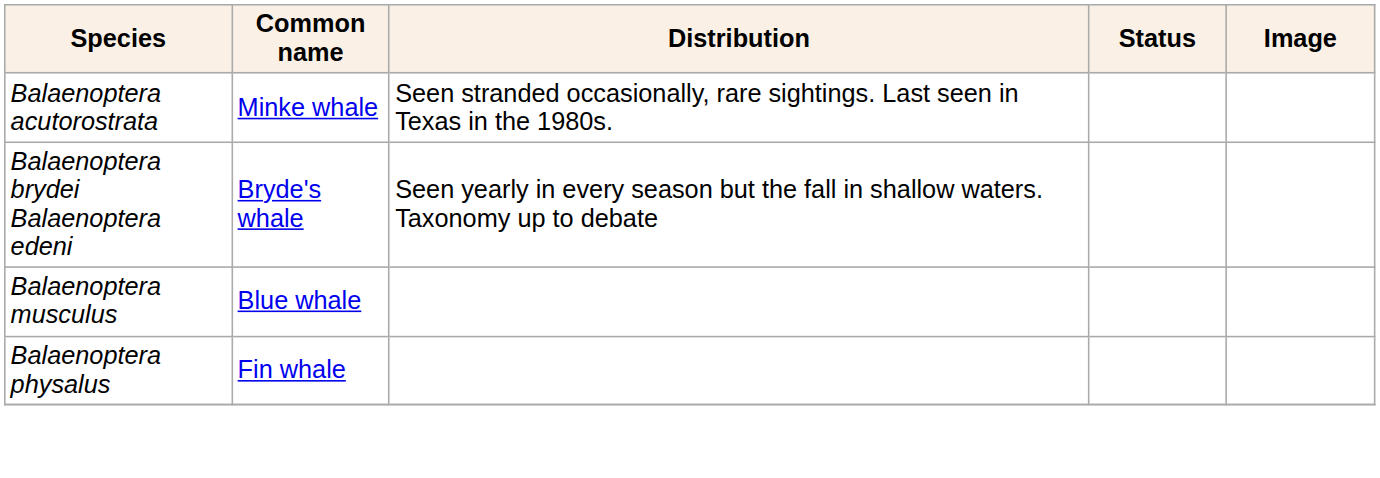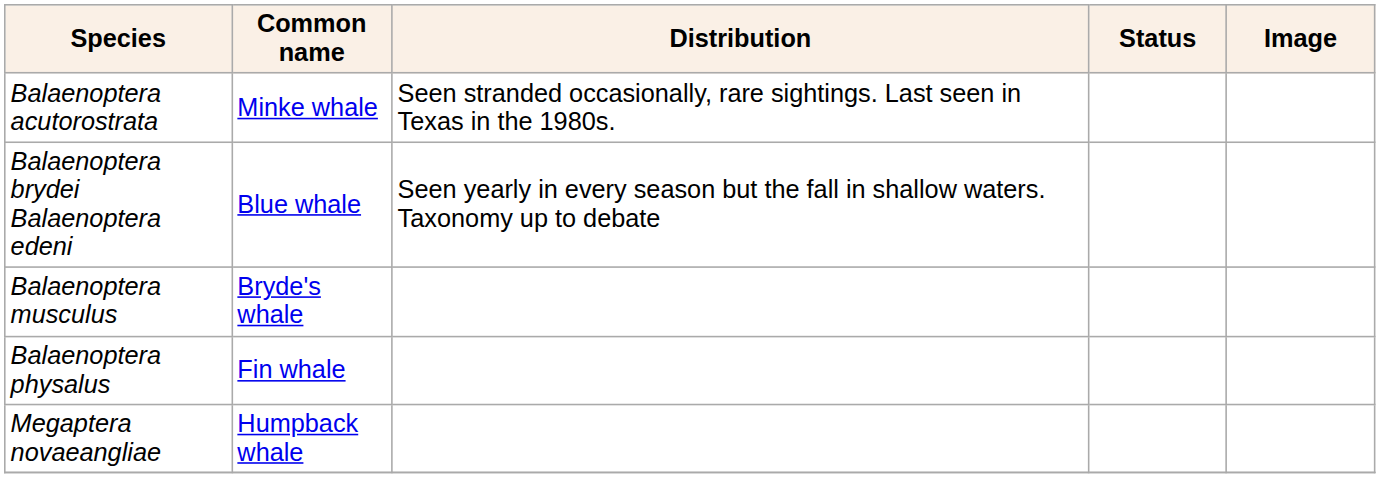(279, 204) Bryde's whale -> (299, 204) Blue whale
(299, 301) Blue whale -> (279, 301) Bryde's whale
+ row: (86, 438)
